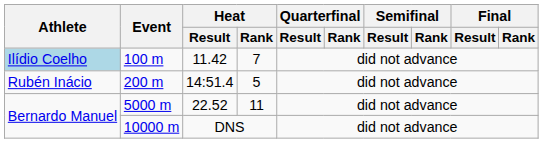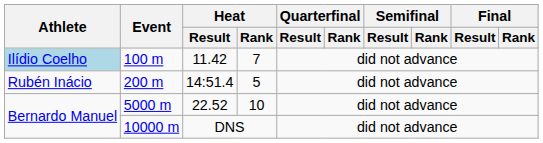(257, 105) 11 -> (257, 105) 10
